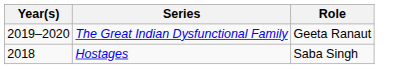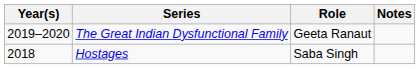+ column: (394, 14)
